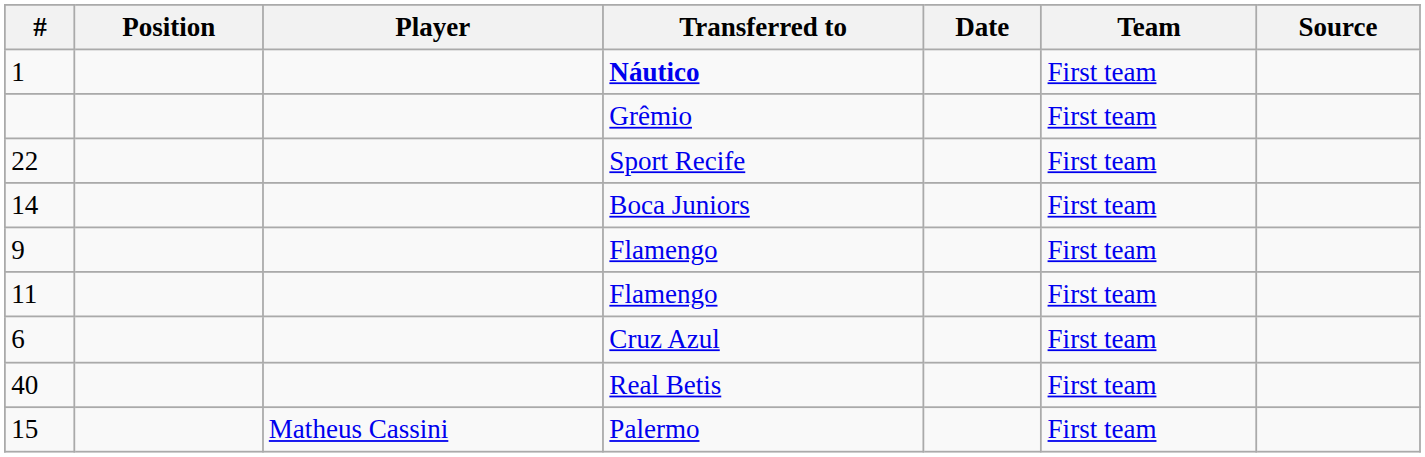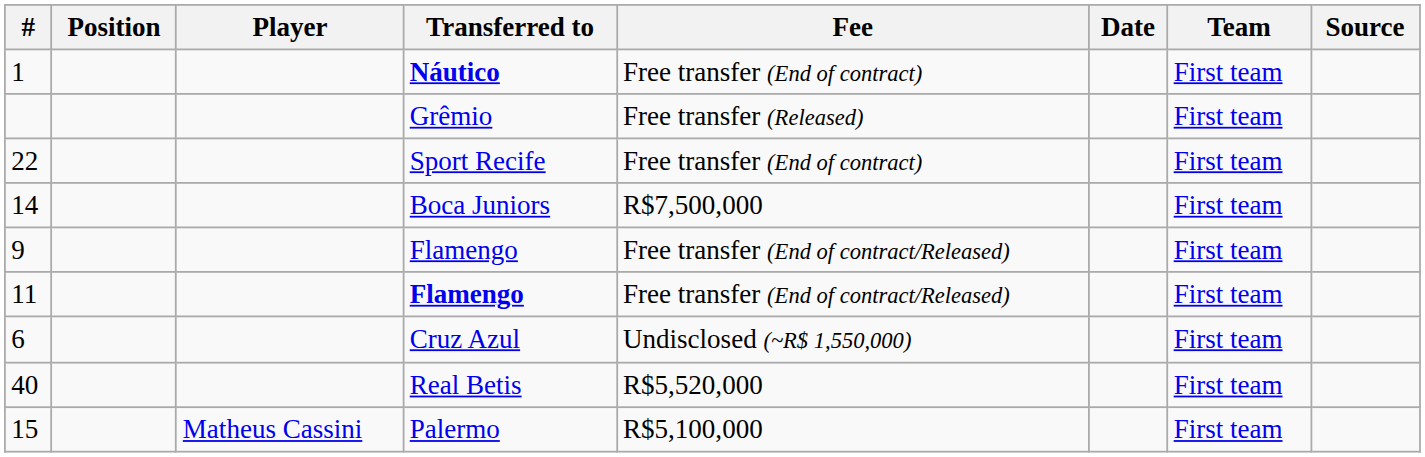+ column: (853, 26)
(663, 294) normal -> (467, 294) bold
